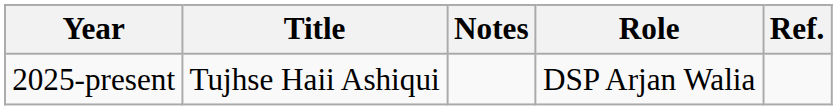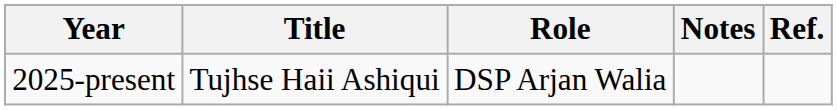columns swapped: (649, 29) <-> (491, 29)
